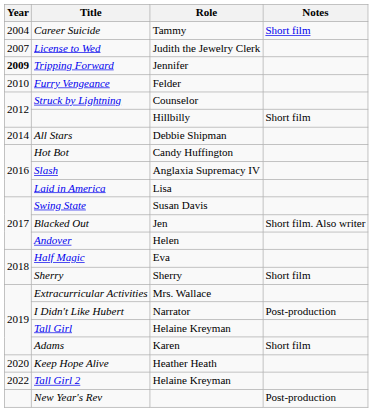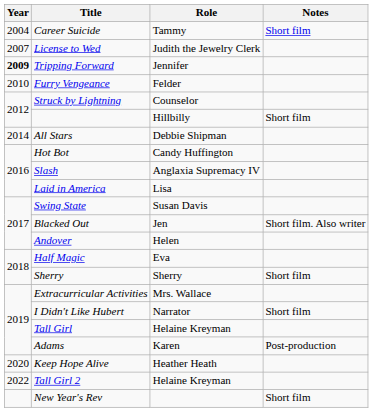(301, 310) Post-production -> (288, 310) Short film
(288, 345) Short film -> (301, 345) Post-production
(301, 398) Post-production -> (288, 398) Short film
